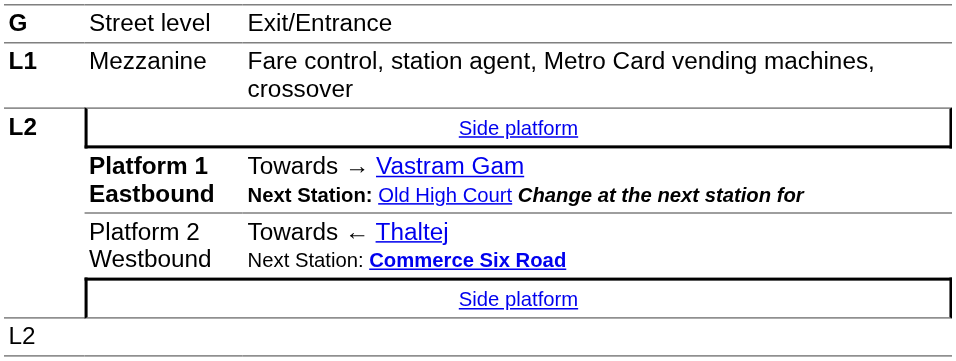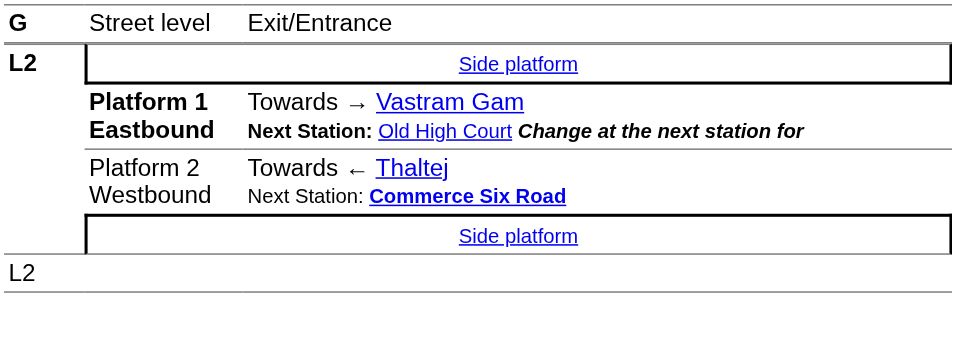- row: (148, 61)
